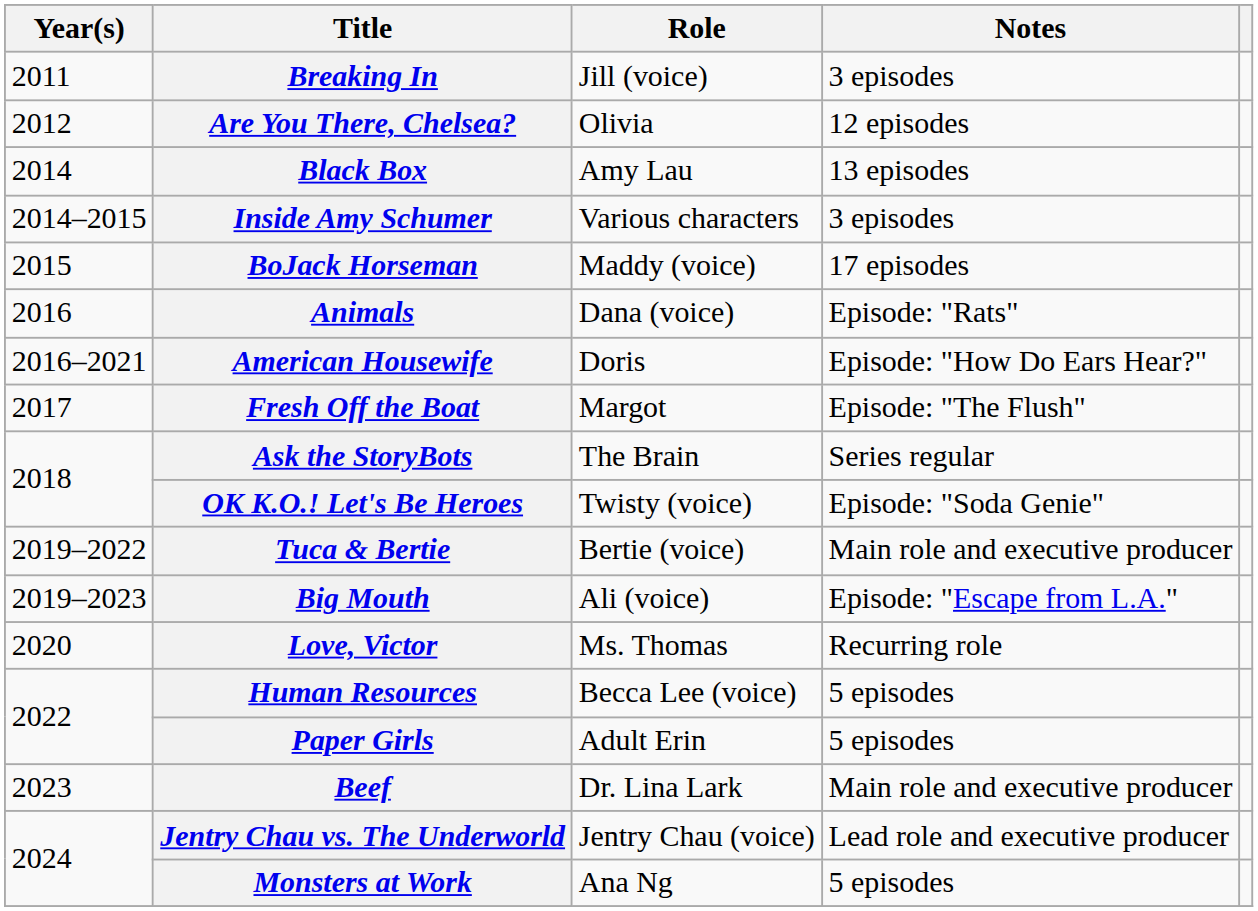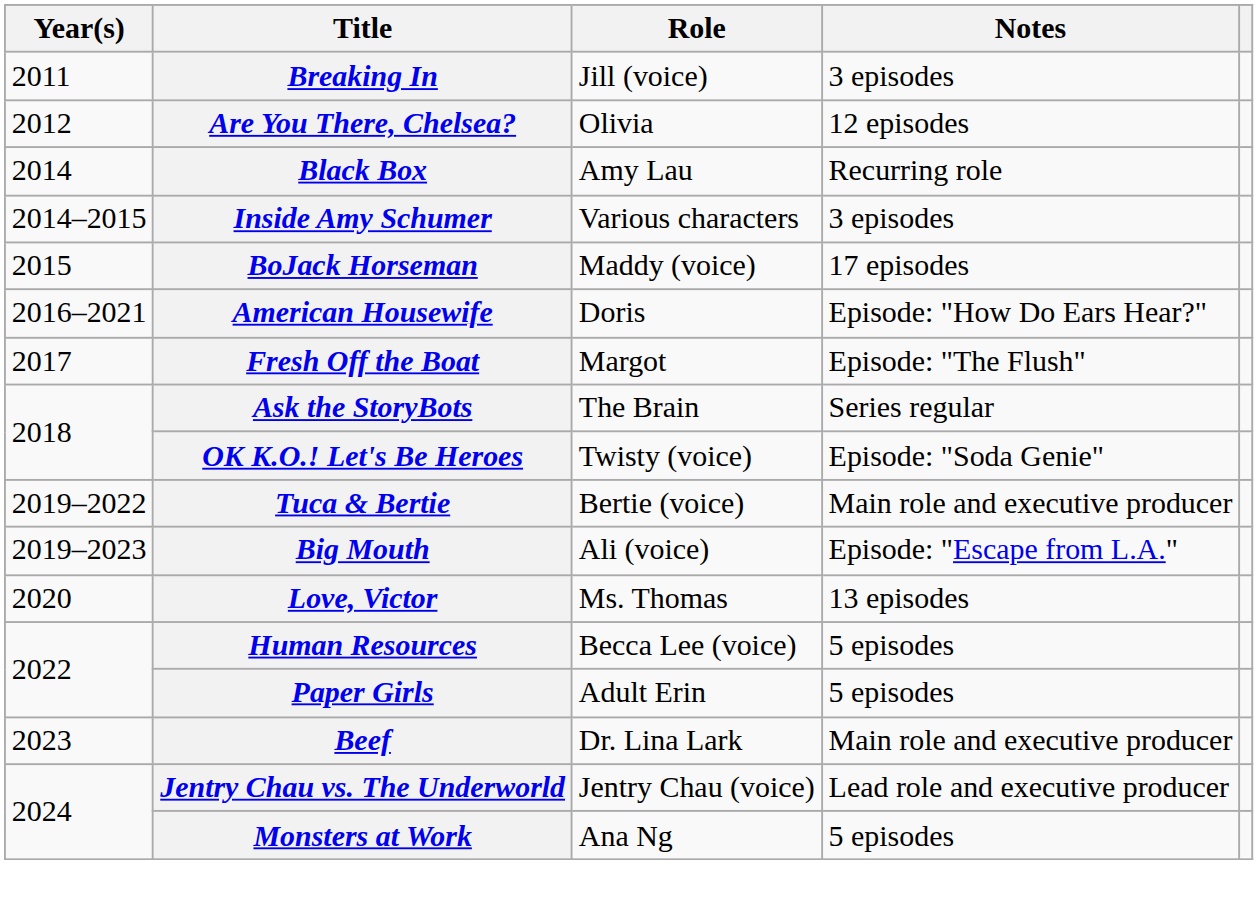(899, 170) 13 episodes -> (915, 170) Recurring role
- row: (363, 312)
(915, 645) Recurring role -> (899, 597) 13 episodes
